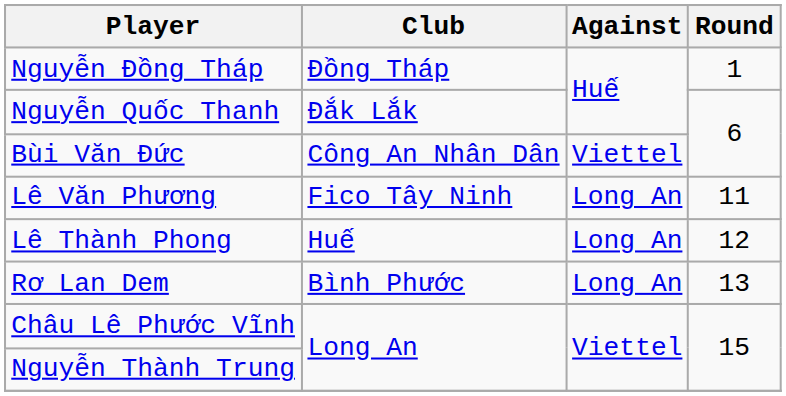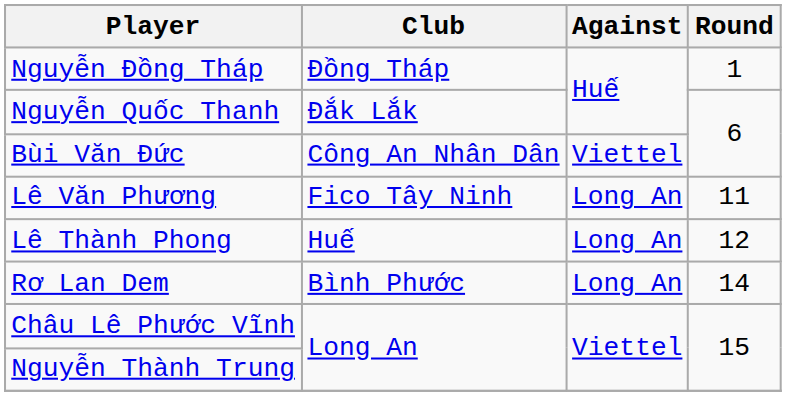(734, 283) 13 -> (734, 283) 14
